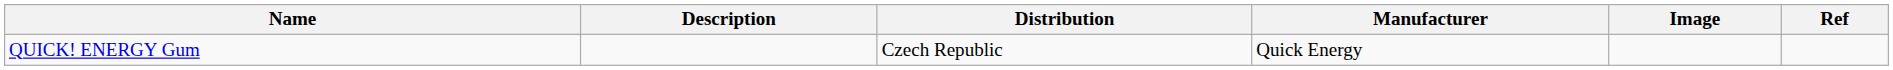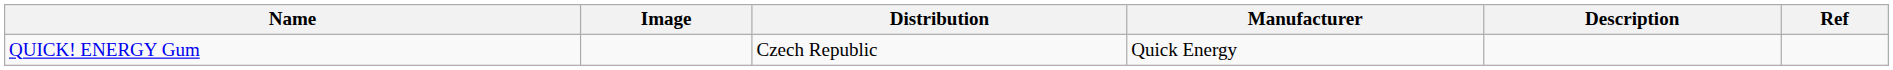columns swapped: (1695, 19) <-> (729, 19)
